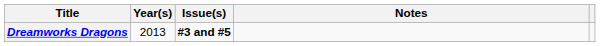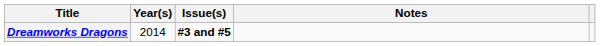(153, 32) 2013 -> (153, 32) 2014
